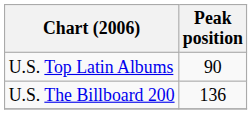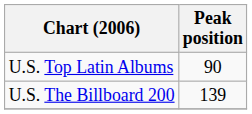(213, 94) 136 -> (213, 94) 139
